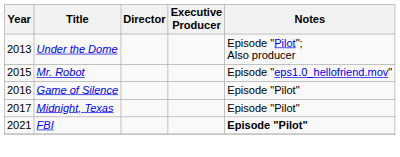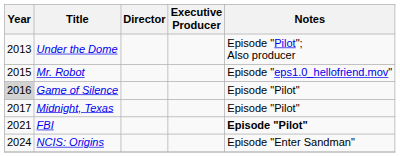(19, 90) no background -> (19, 90) lightgrey background
+ row: (70, 143)
